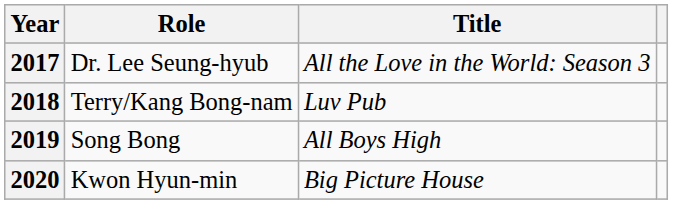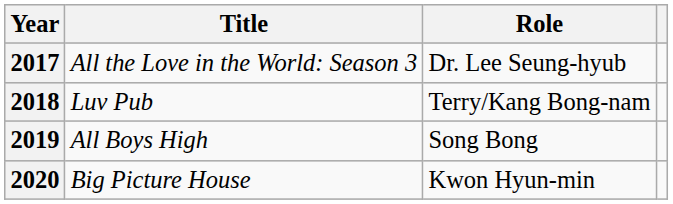columns swapped: (477, 23) <-> (182, 23)
